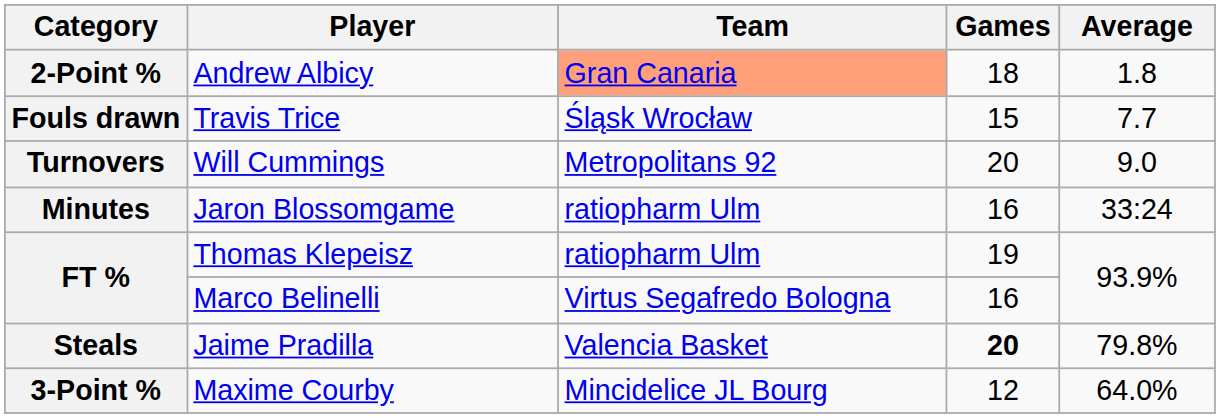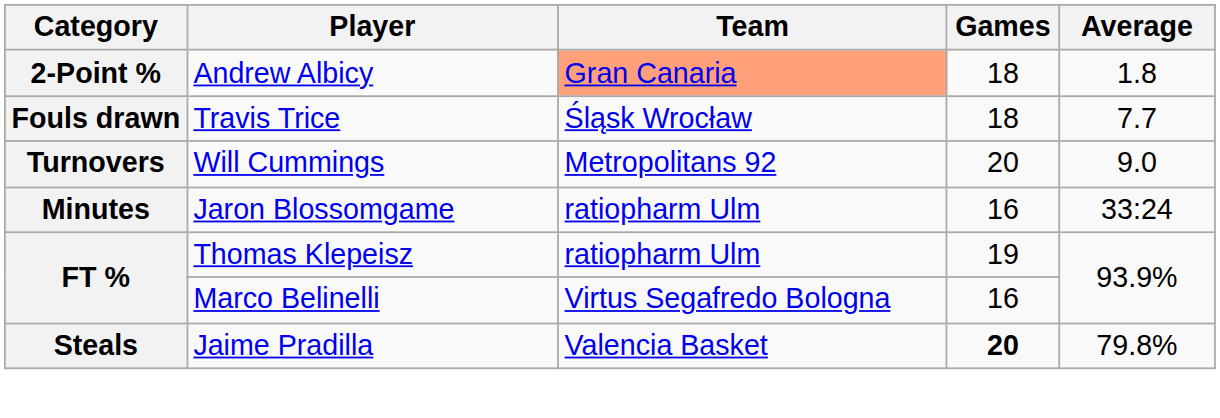(1003, 118) 15 -> (1003, 118) 18
- row: (294, 390)
